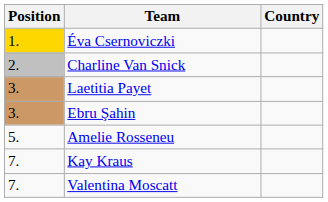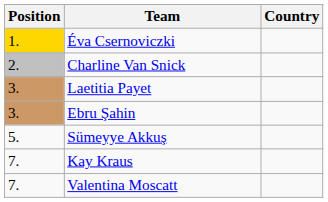+ row: (117, 137)
- row: (121, 137)
